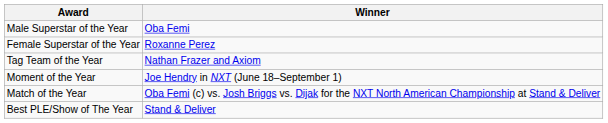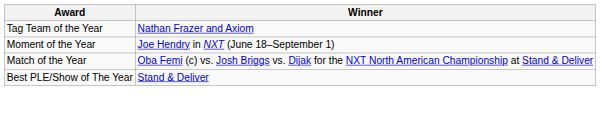- row: (67, 28)
- row: (73, 45)
